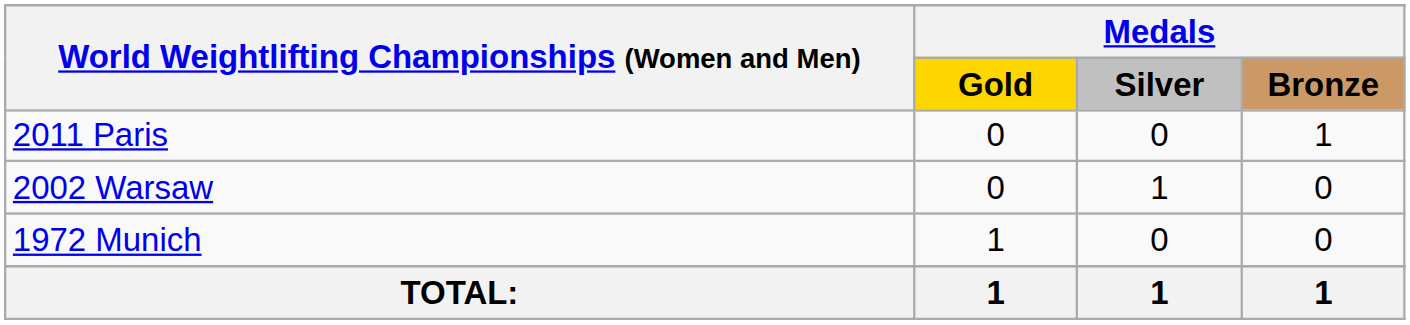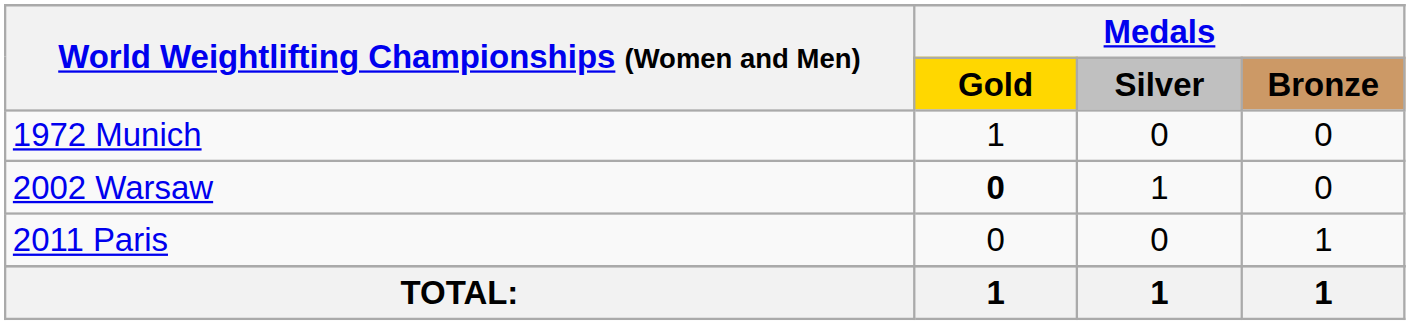rows swapped: (107, 240) <-> (90, 135)
(996, 187) normal -> (996, 187) bold
